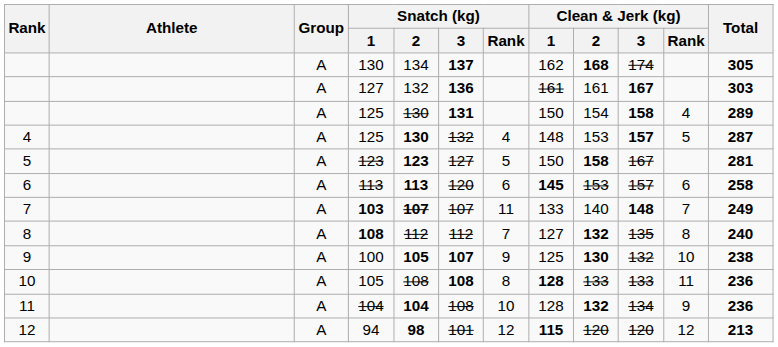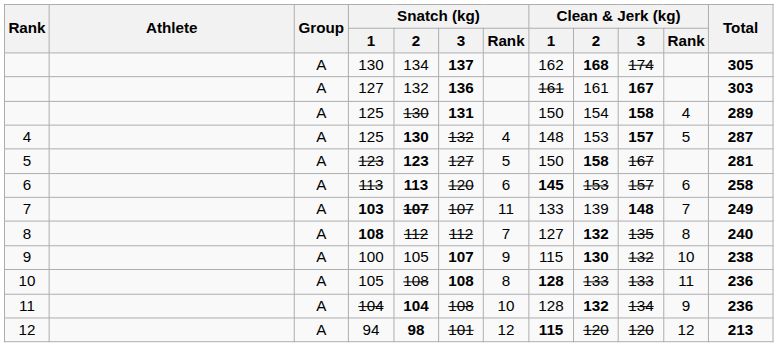(596, 209) 140 -> (596, 209) 139
(416, 257) bold -> (416, 257) normal
(551, 257) 125 -> (551, 257) 115
